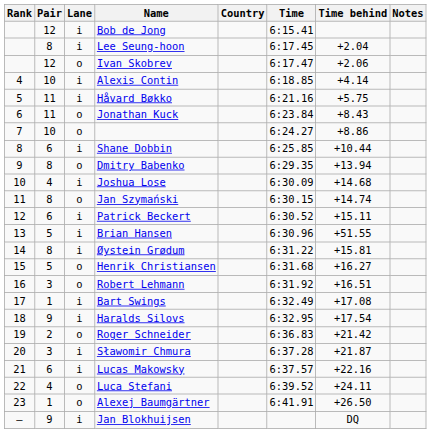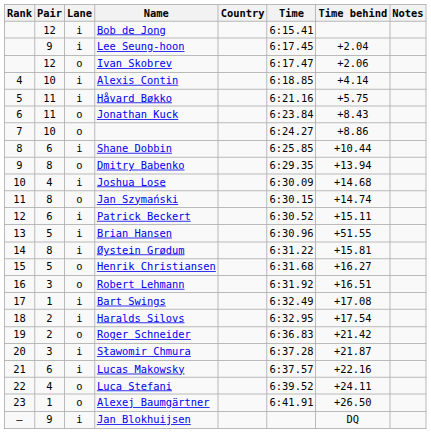(49, 47) 8 -> (49, 47) 9
(49, 318) 9 -> (49, 318) 2
